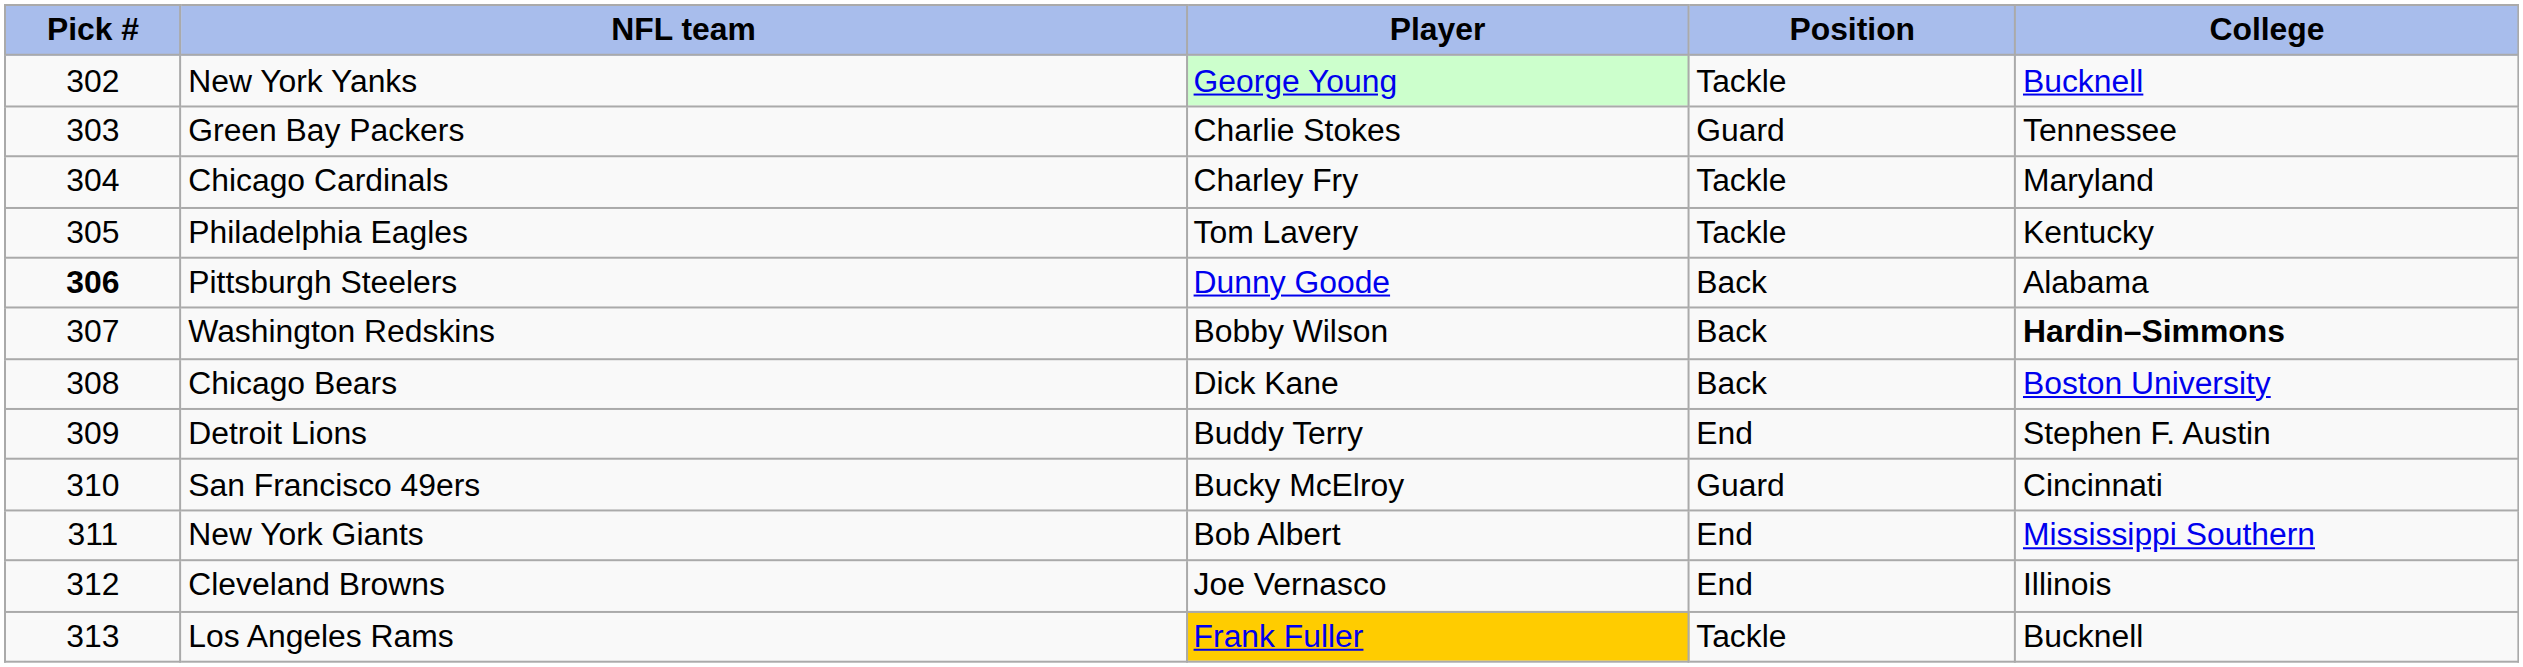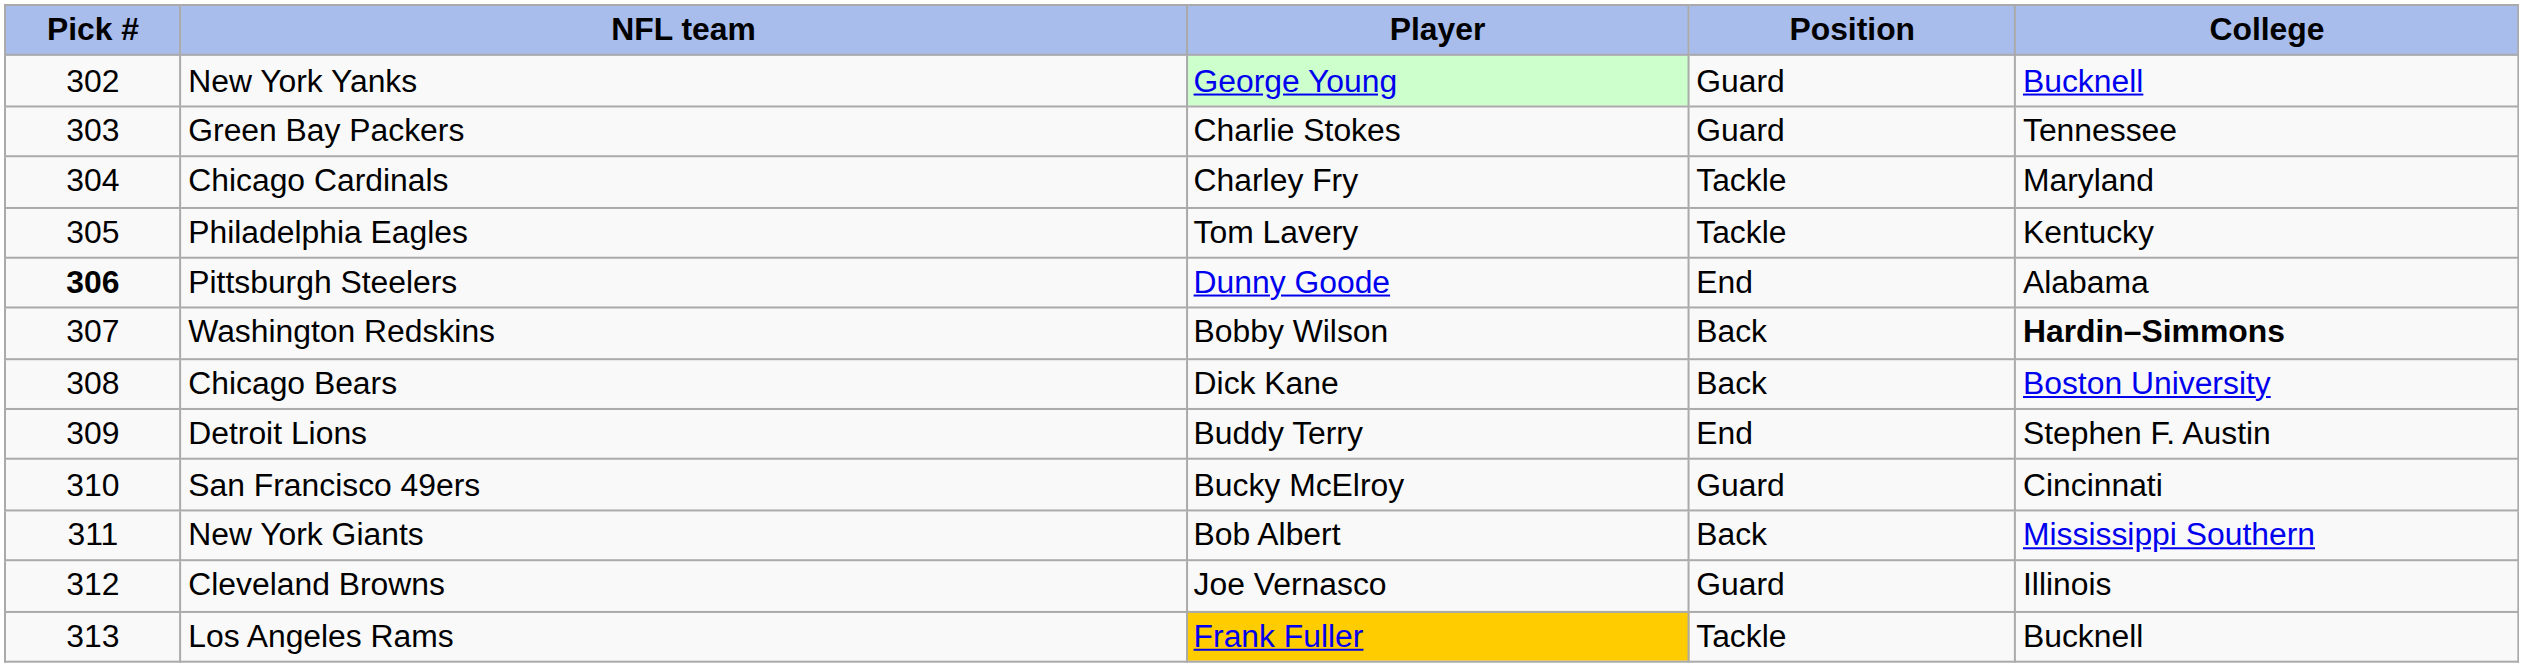(1741, 80) Tackle -> (1740, 80) Guard
(1732, 282) Back -> (1725, 282) End
(1725, 534) End -> (1732, 534) Back
(1725, 585) End -> (1740, 585) Guard
